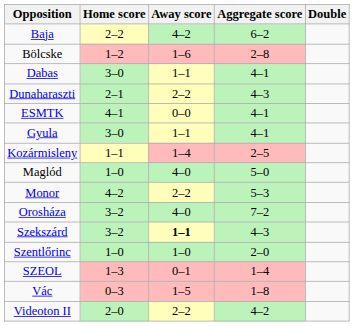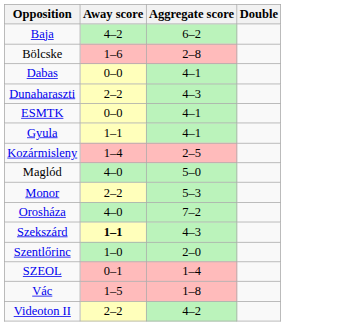- column: (114, 14)
(181, 73) 1–1 -> (113, 73) 0–0
